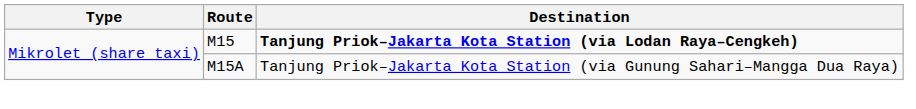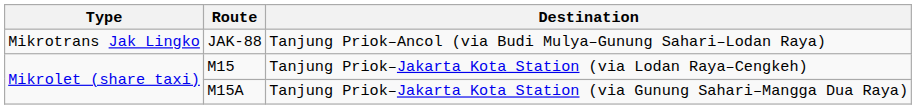+ row: (235, 42)
(529, 42) bold -> (538, 67) normal
